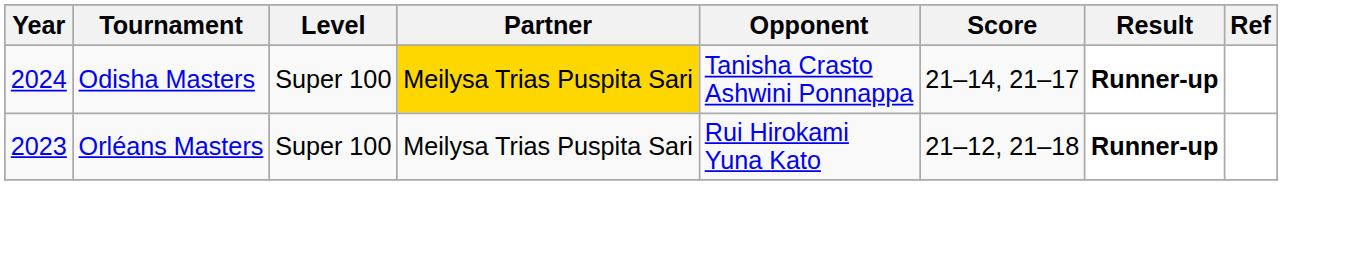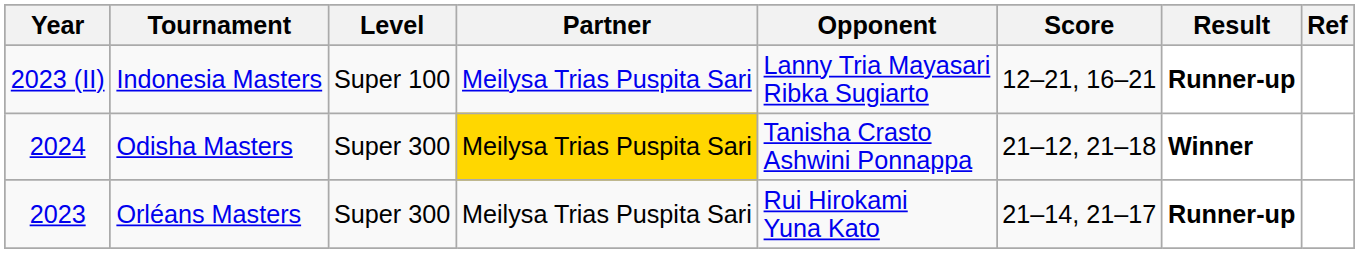+ row: (219, 79)
(333, 79) Super 100 -> (392, 147) Super 300
(1002, 79) 21–14, 21–17 -> (1079, 147) 21–12, 21–18
(1155, 79) Runner-up -> (1211, 147) Winner
(333, 147) Super 100 -> (392, 215) Super 300
(1002, 147) 21–12, 21–18 -> (1079, 215) 21–14, 21–17
